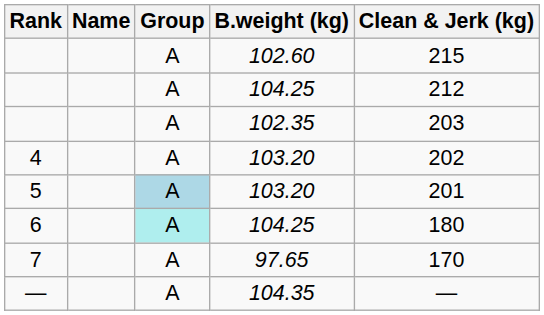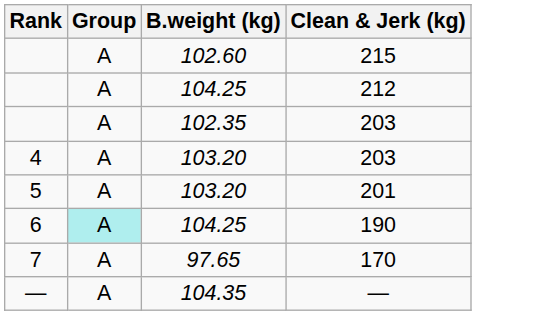- column: (101, 21)
(446, 157) 202 -> (378, 157) 203
(172, 191) lightblue background -> (104, 191) no background
(446, 225) 180 -> (378, 225) 190
